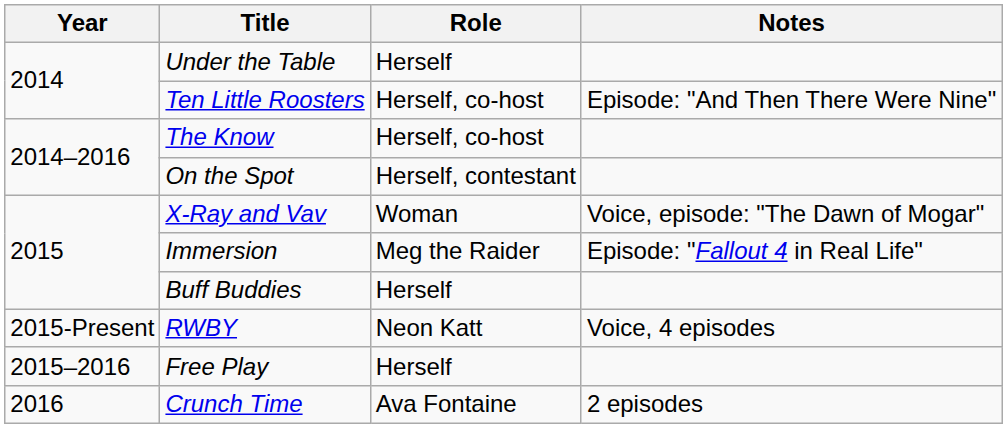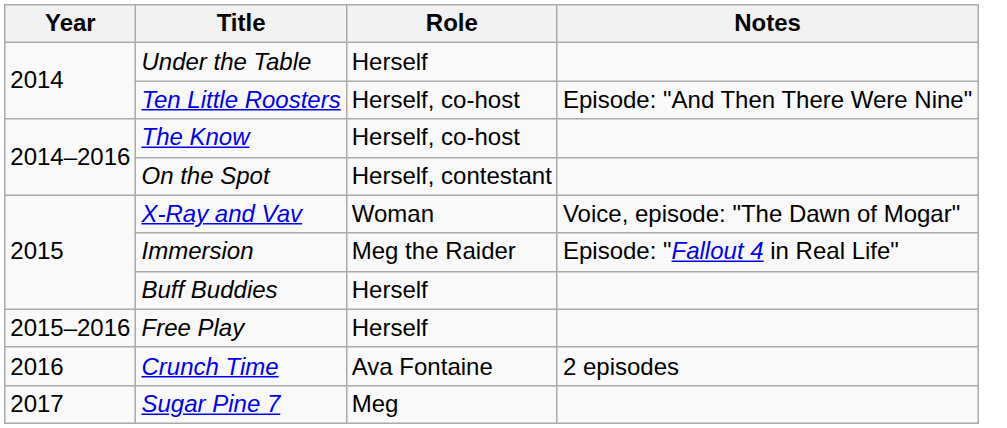- row: (201, 328)
+ row: (211, 404)
